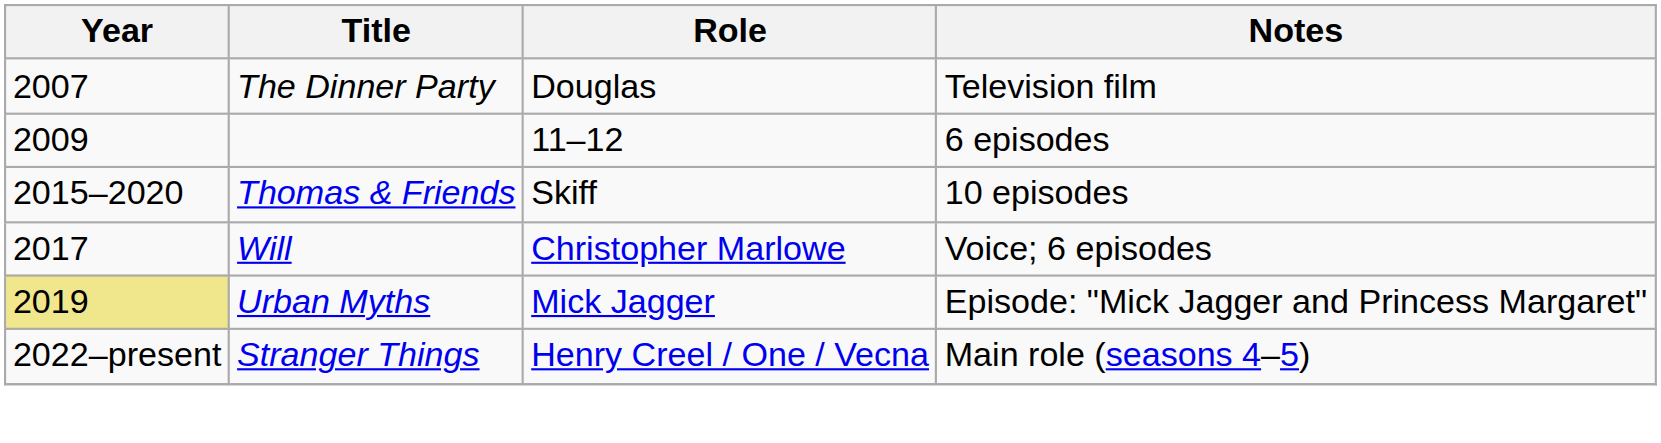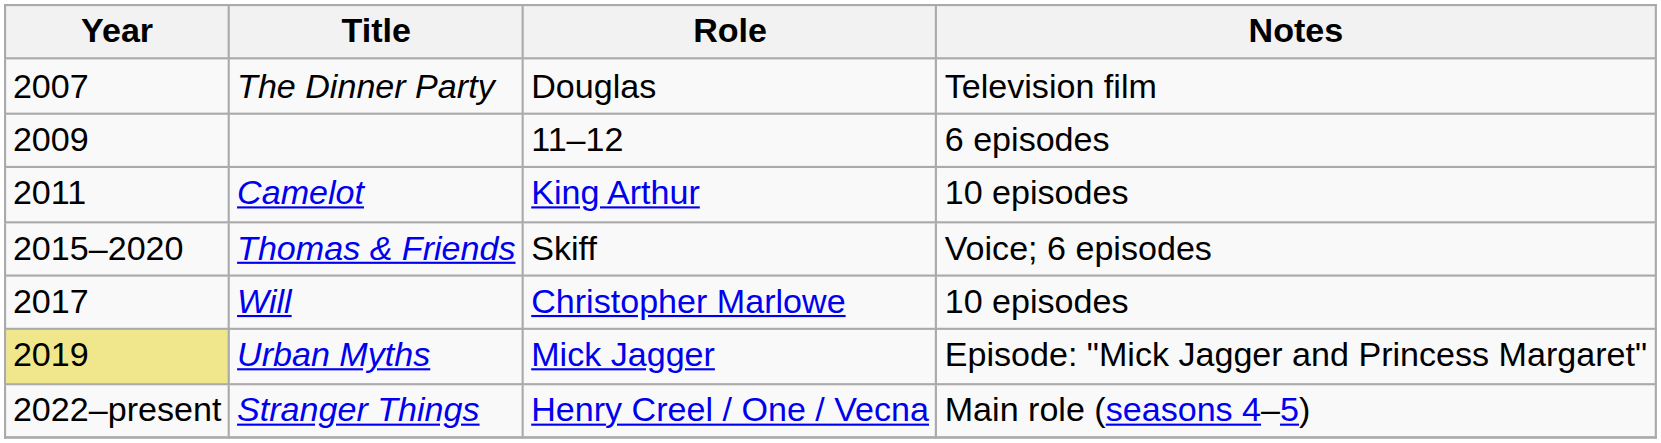+ row: (301, 193)
(1037, 193) 10 episodes -> (1078, 247) Voice; 6 episodes
(1078, 247) Voice; 6 episodes -> (1037, 301) 10 episodes
